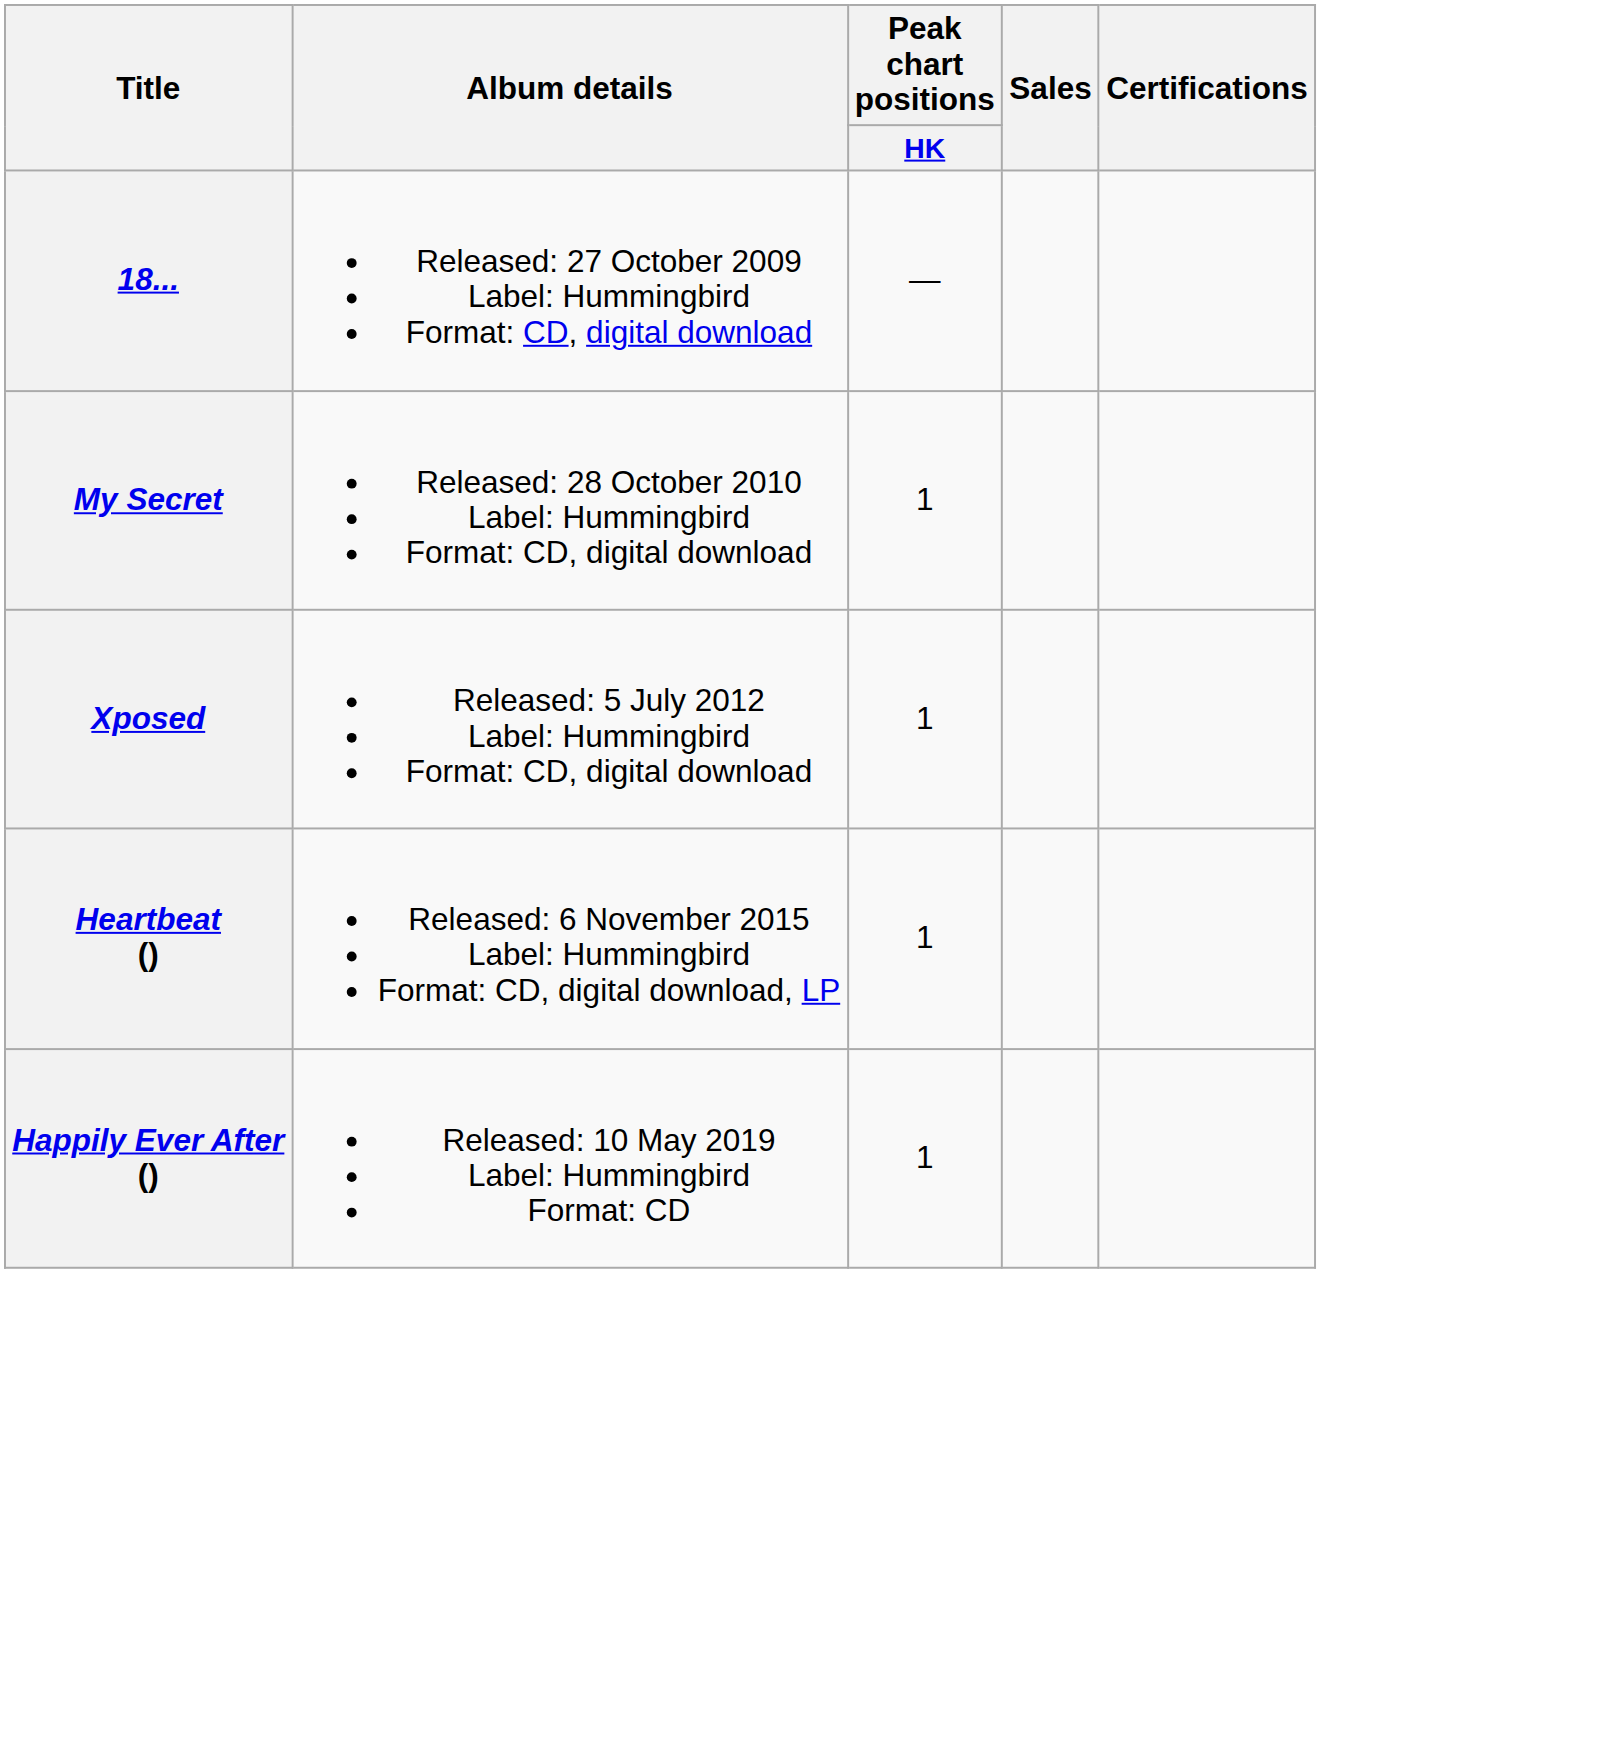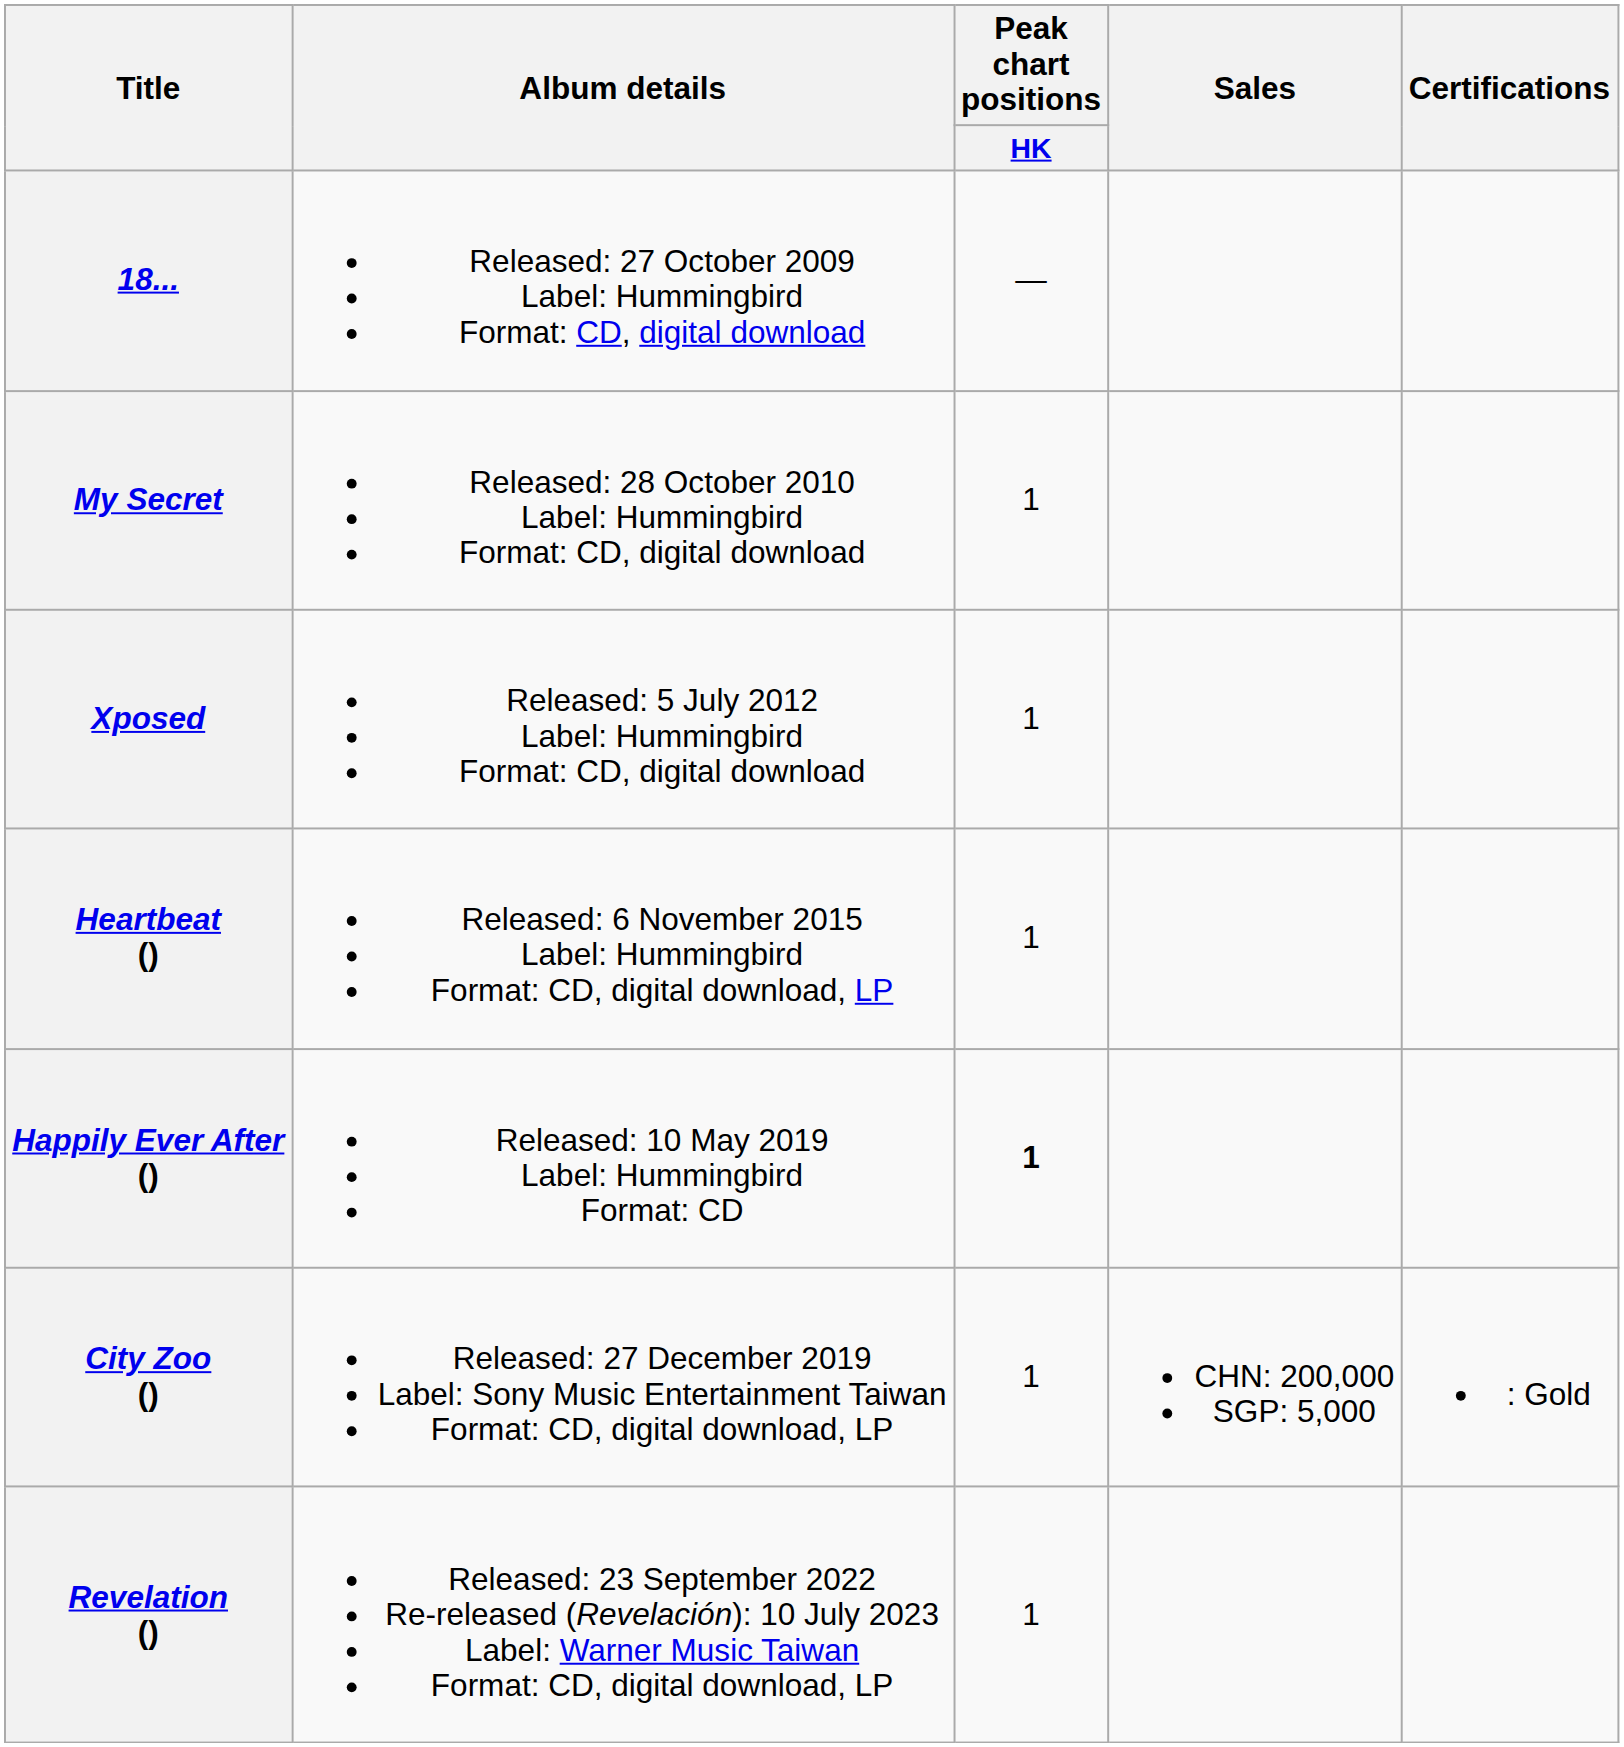(925, 1157) normal -> (1031, 1157) bold
+ row: (148, 1376)
+ row: (148, 1614)
